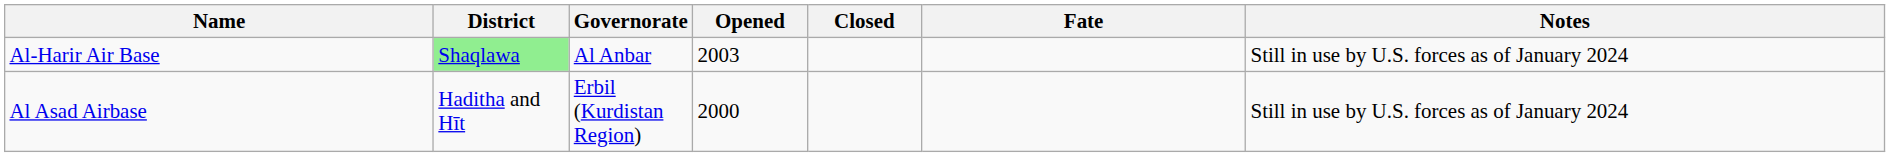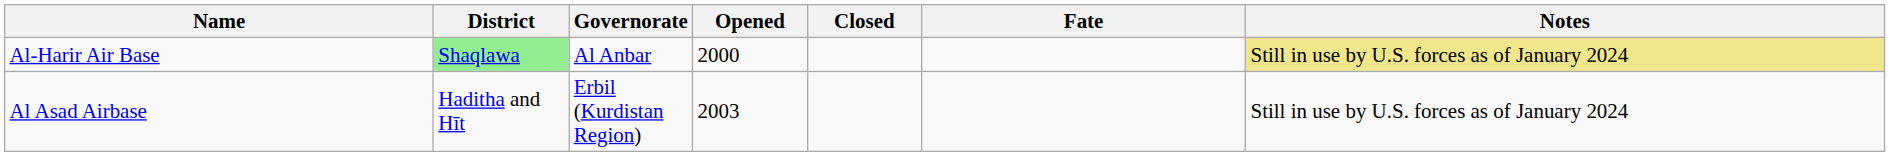(718, 54) 2003 -> (718, 54) 2000
(1439, 54) no background -> (1439, 54) khaki background
(718, 111) 2000 -> (718, 111) 2003
